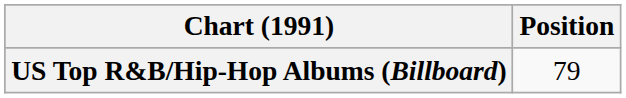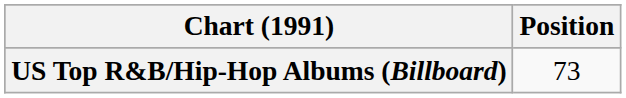(567, 69) 79 -> (567, 69) 73
